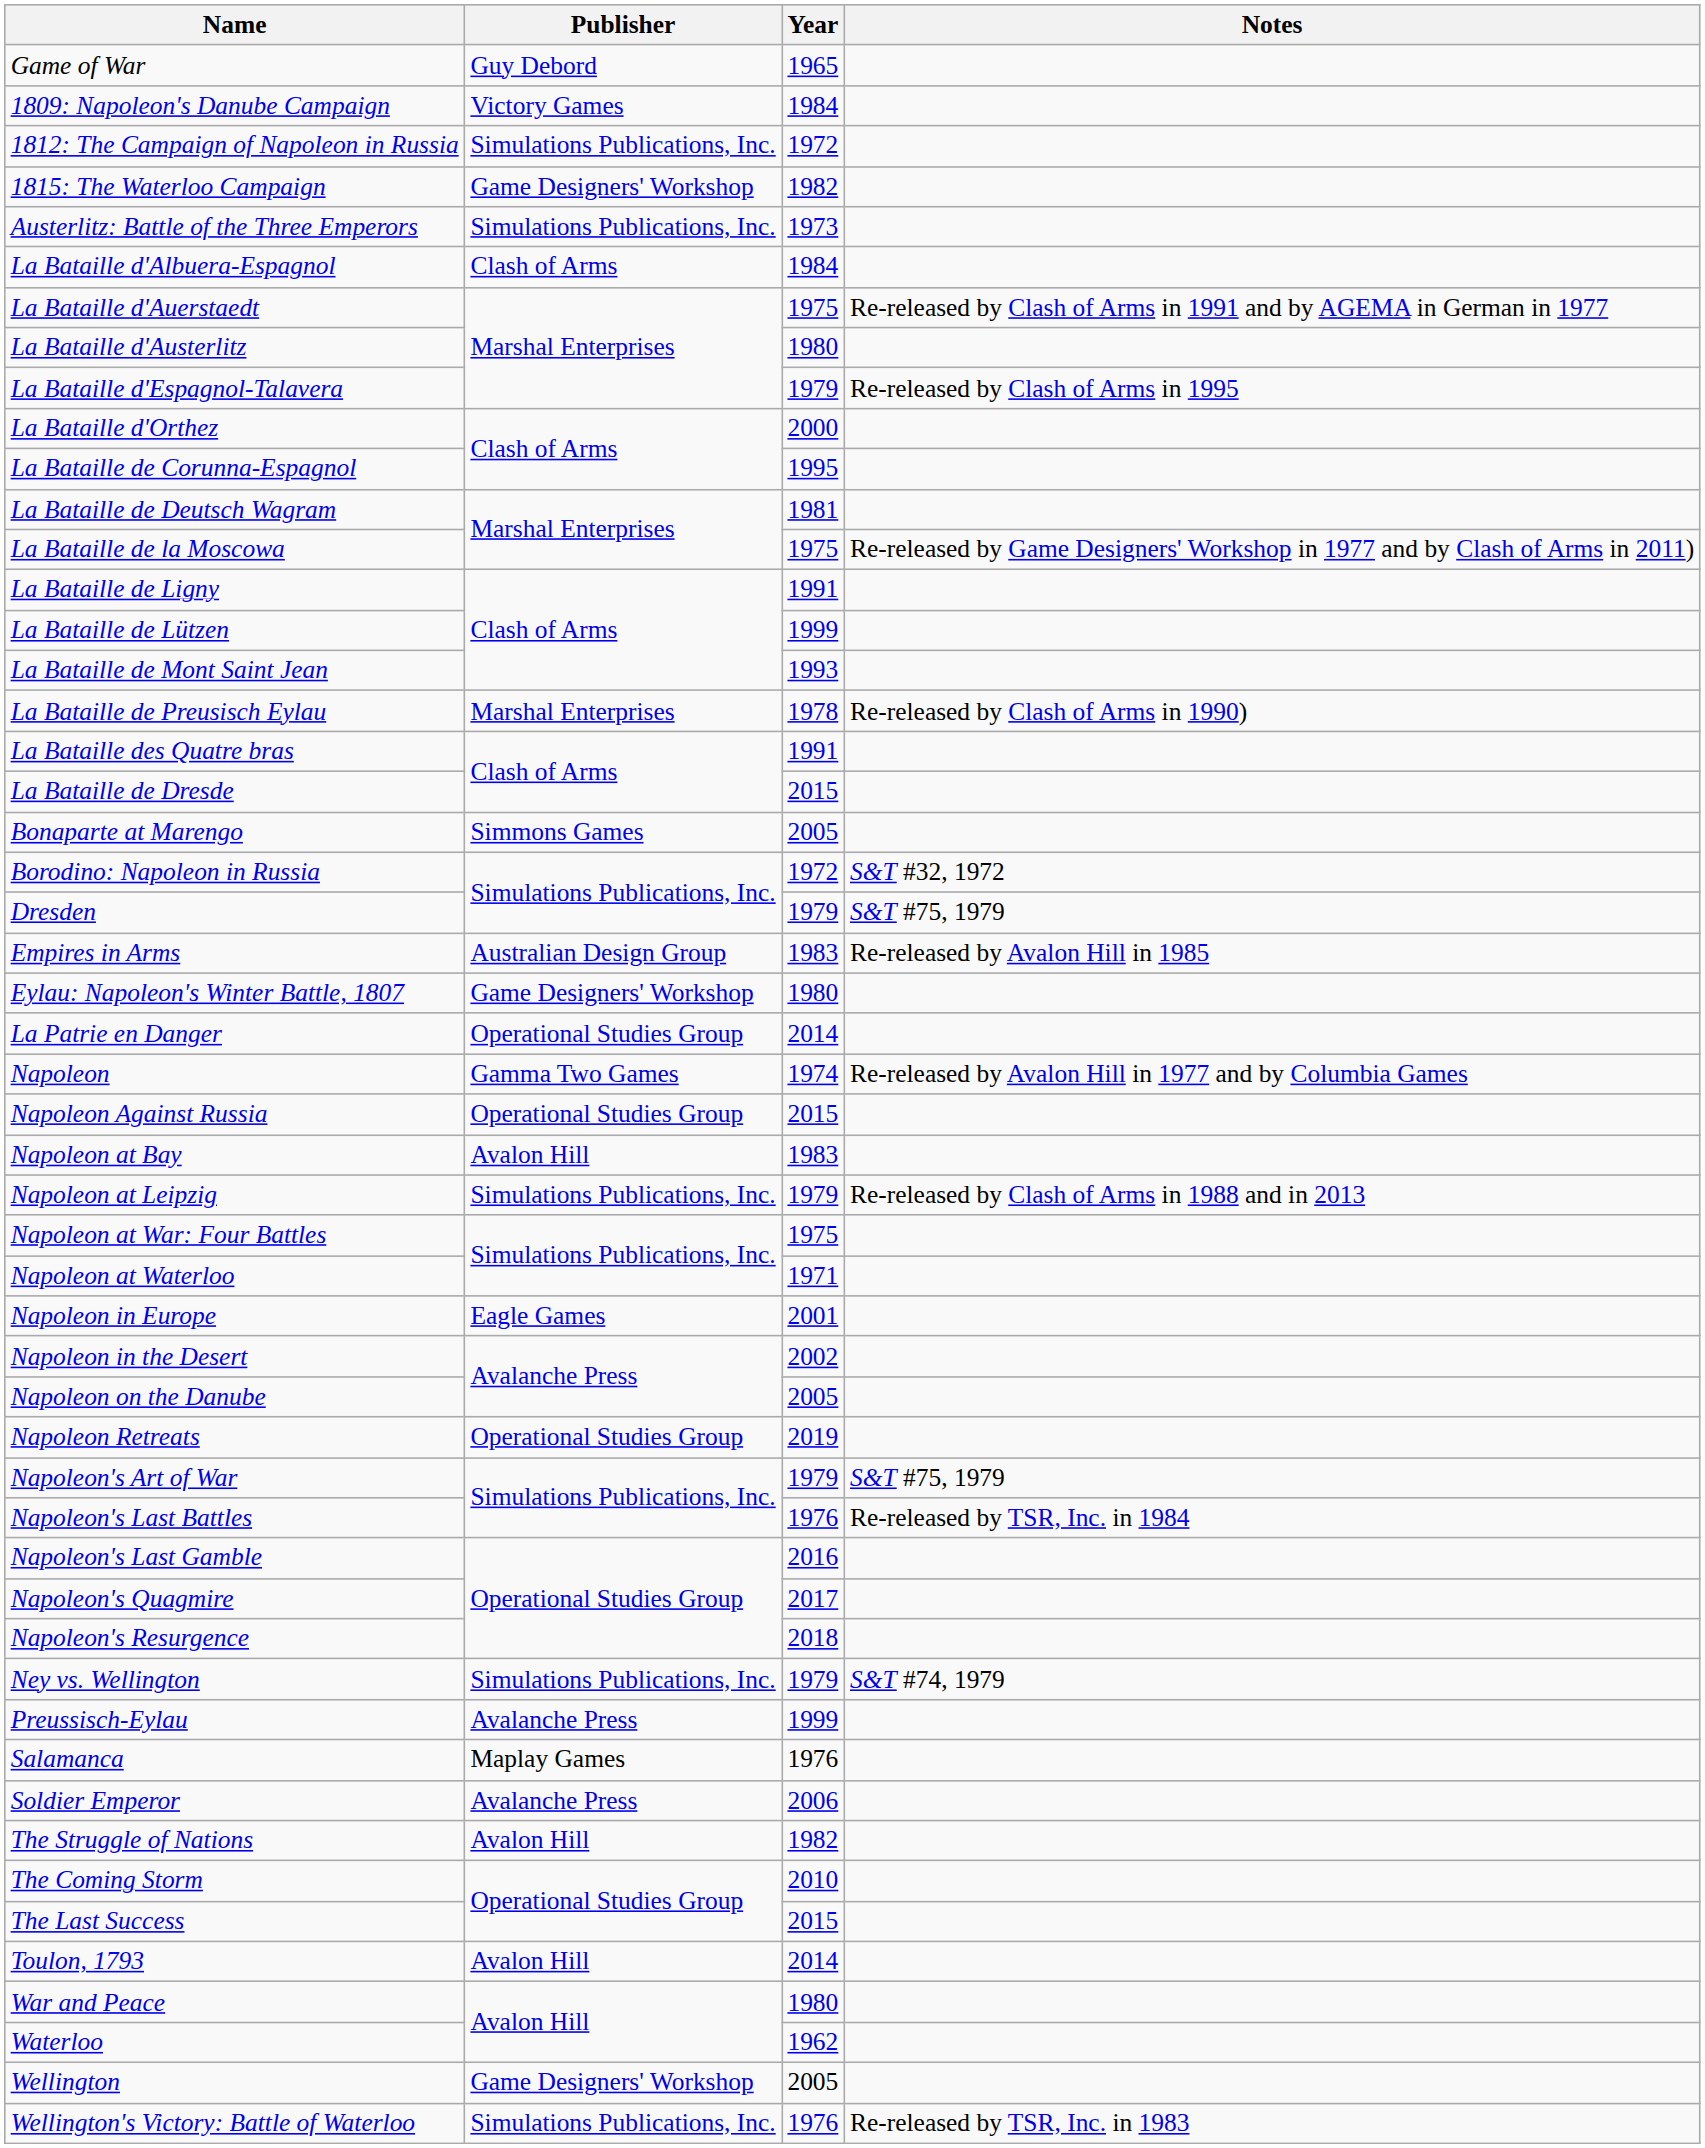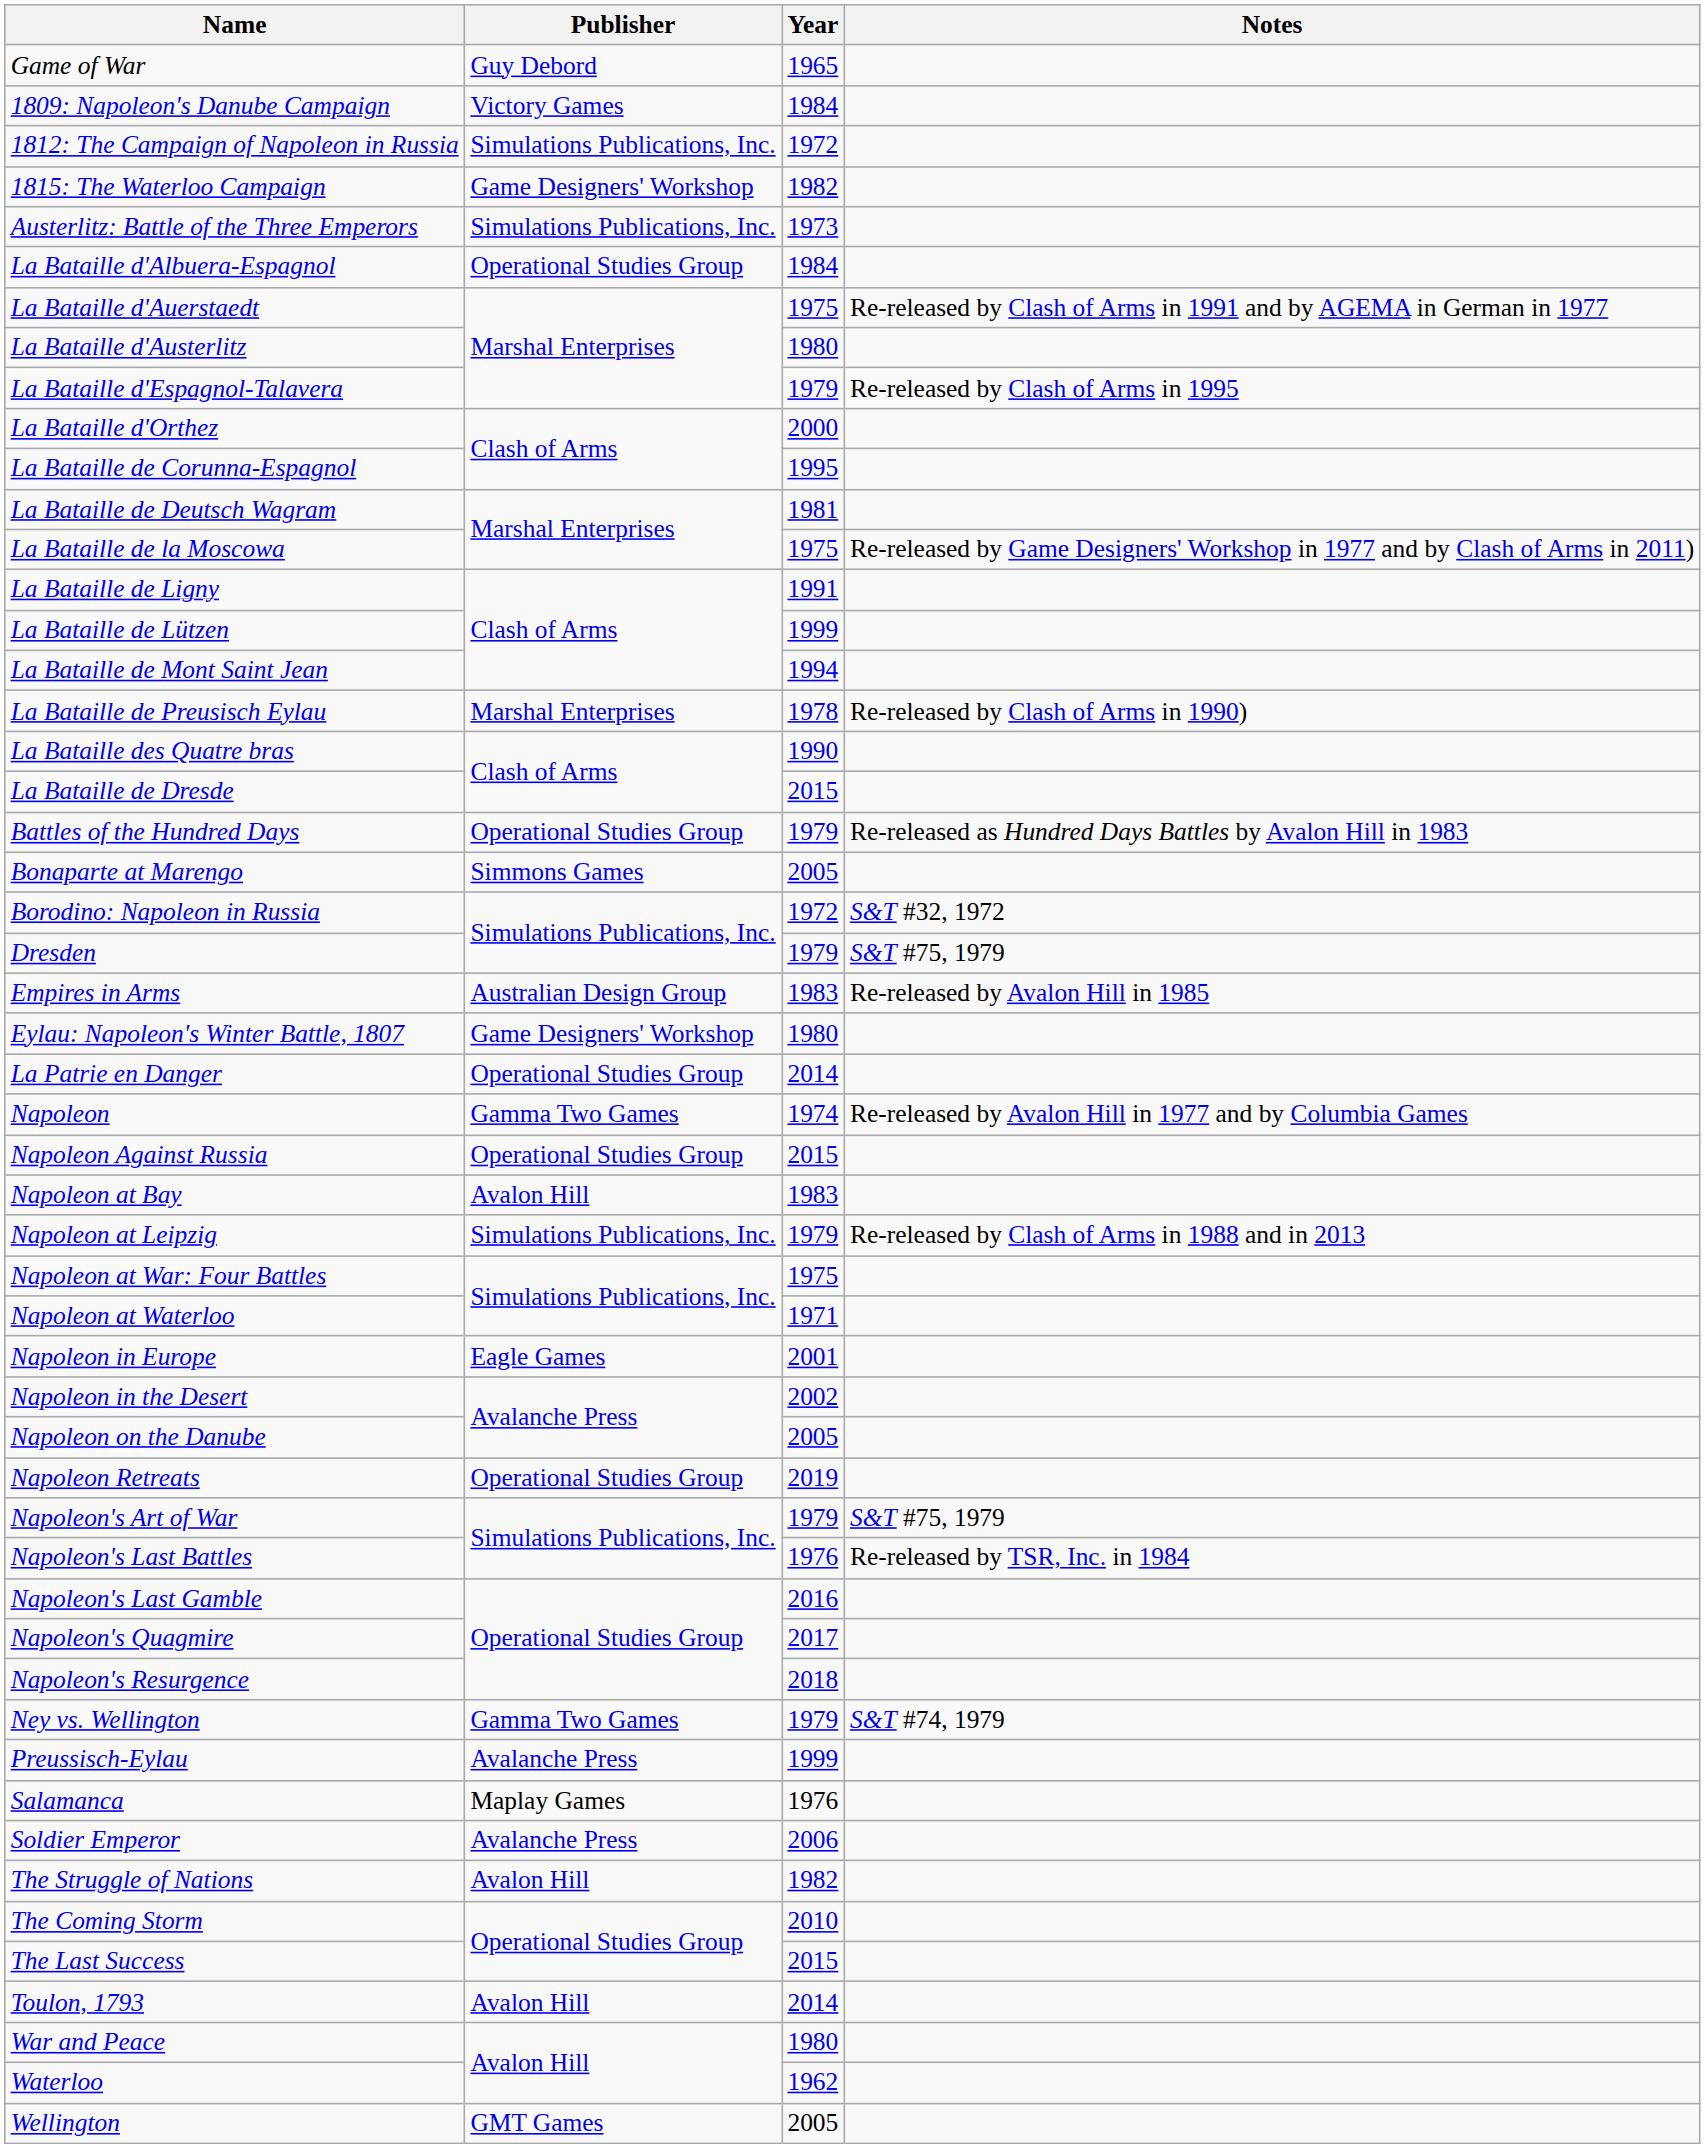(544, 266) Clash of Arms -> (607, 266) Operational Studies Group
(813, 670) 1993 -> (813, 670) 1994
(813, 750) 1991 -> (813, 750) 1990
+ row: (155, 831)
(623, 1678) Simulations Publications, Inc. -> (575, 1719) Gamma Two Games
(612, 2082) Game Designers' Workshop -> (537, 2122) GMT Games
- row: (213, 2122)
